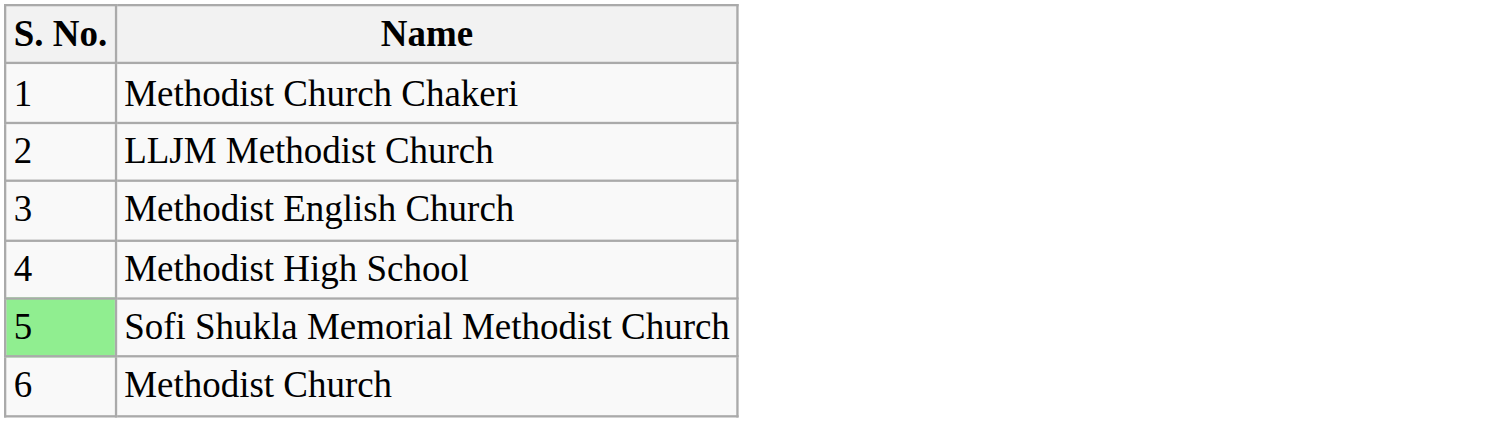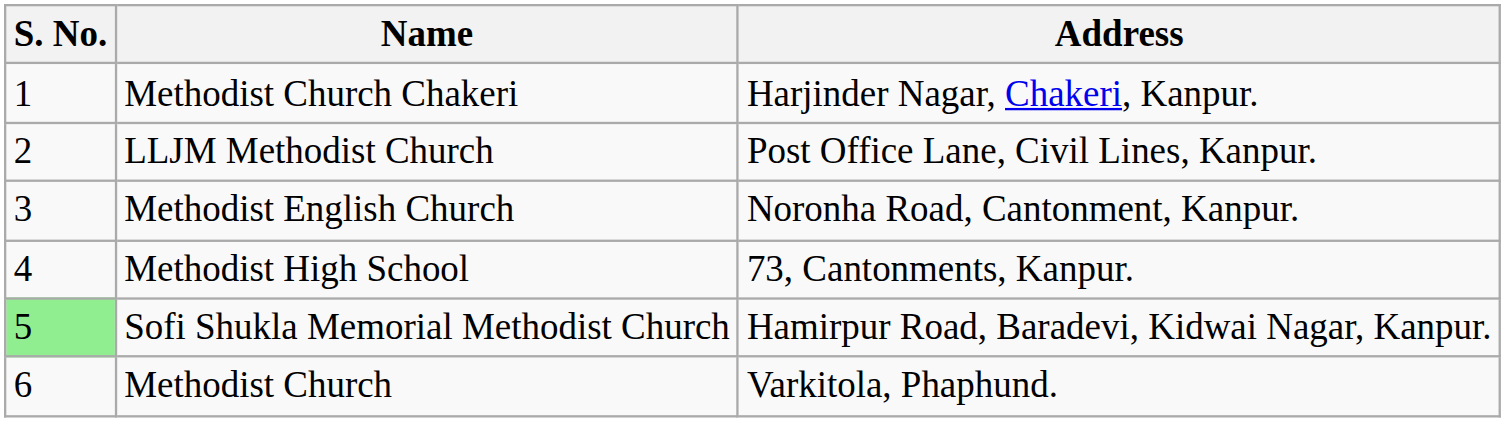+ column: (1119, 33)
